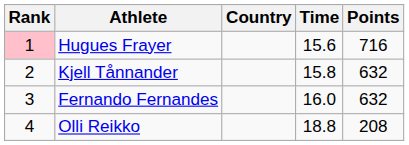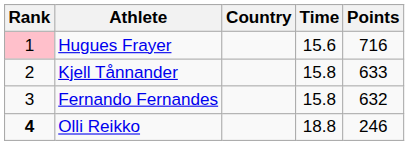(373, 72) 632 -> (373, 72) 633
(319, 99) 16.0 -> (319, 99) 15.8
(29, 126) normal -> (29, 126) bold
(373, 126) 208 -> (373, 126) 246
